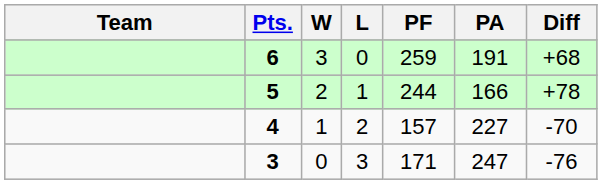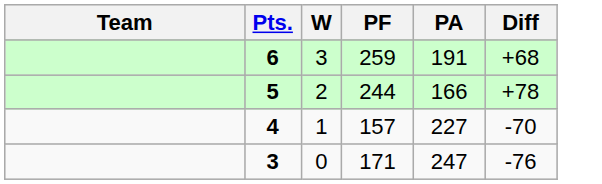- column: (362, 23)
